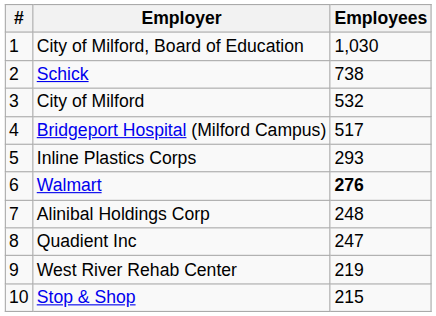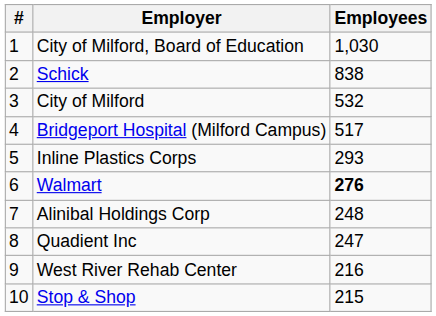(349, 74) 738 -> (349, 74) 838
(349, 269) 219 -> (349, 269) 216
